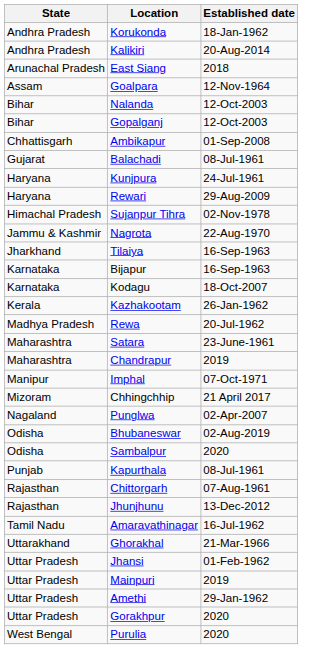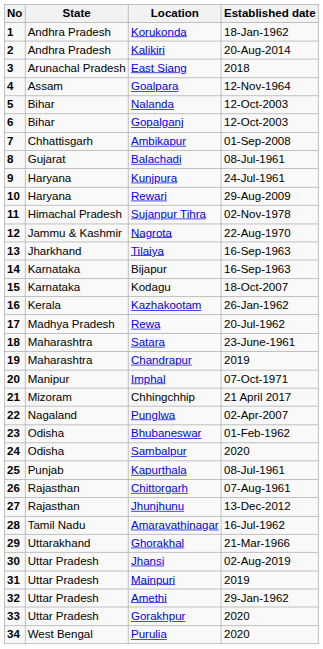+ column: (15, 13)
(237, 433) 02-Aug-2019 -> (257, 433) 01-Feb-1962
(236, 561) 01-Feb-1962 -> (257, 561) 02-Aug-2019
